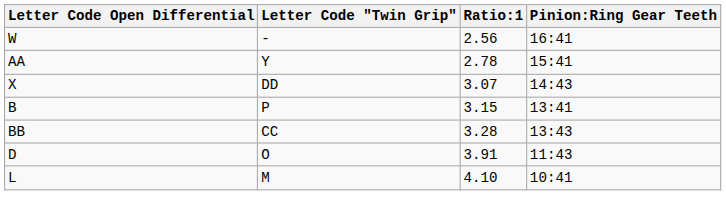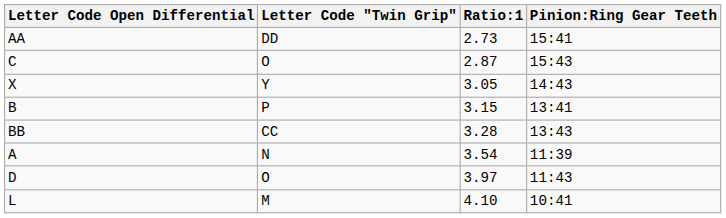- row: (12, 39)
(266, 62) Y -> (270, 39) DD
(481, 62) 2.78 -> (481, 39) 2.73
+ row: (12, 62)
(270, 85) DD -> (266, 85) Y
(481, 85) 3.07 -> (481, 85) 3.05
+ row: (12, 155)
(481, 155) 3.91 -> (481, 178) 3.97
